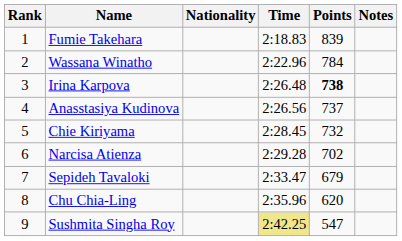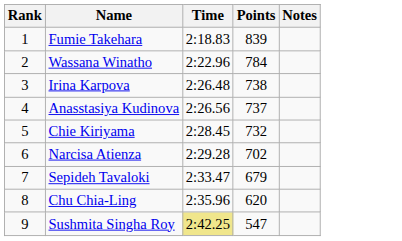- column: (221, 16)
(332, 85) bold -> (256, 85) normal
